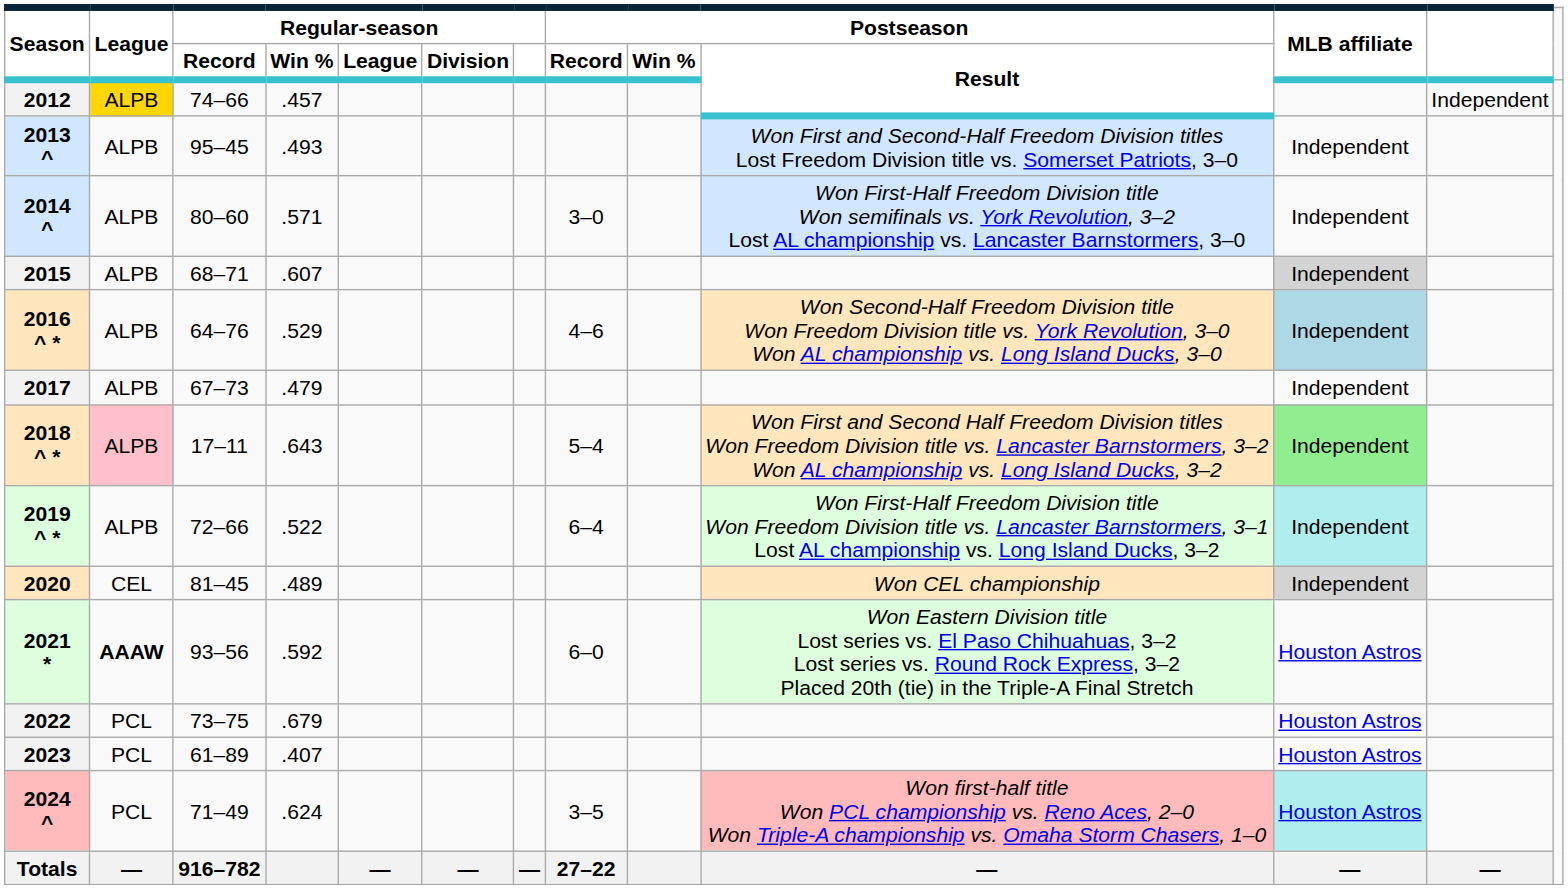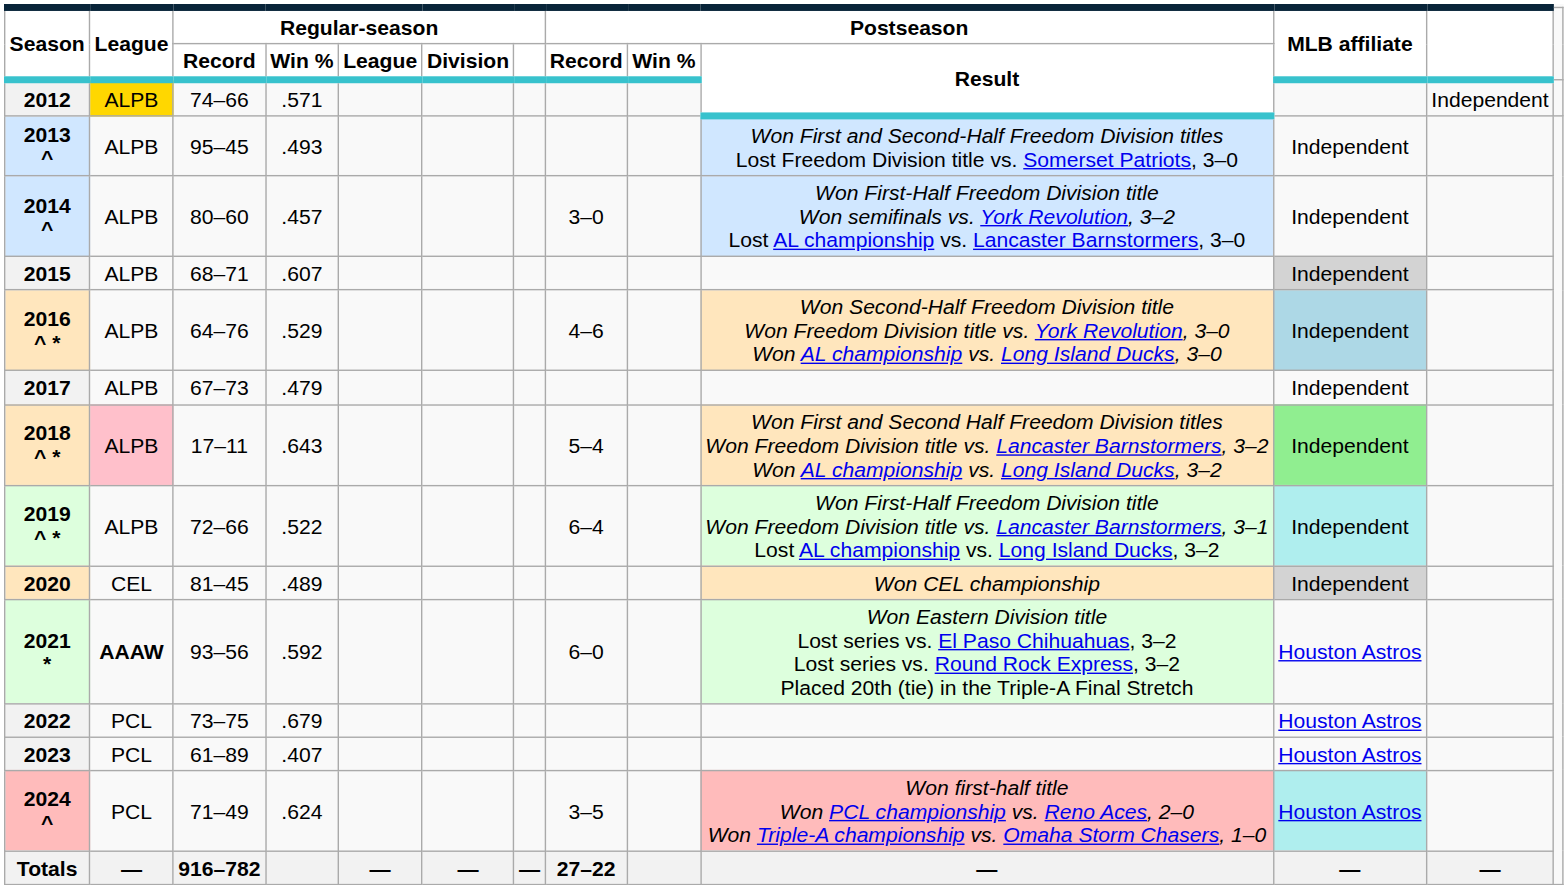(302, 100) .457 -> (302, 100) .571
(302, 217) .571 -> (302, 217) .457
